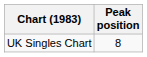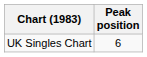(118, 43) 8 -> (118, 43) 6
